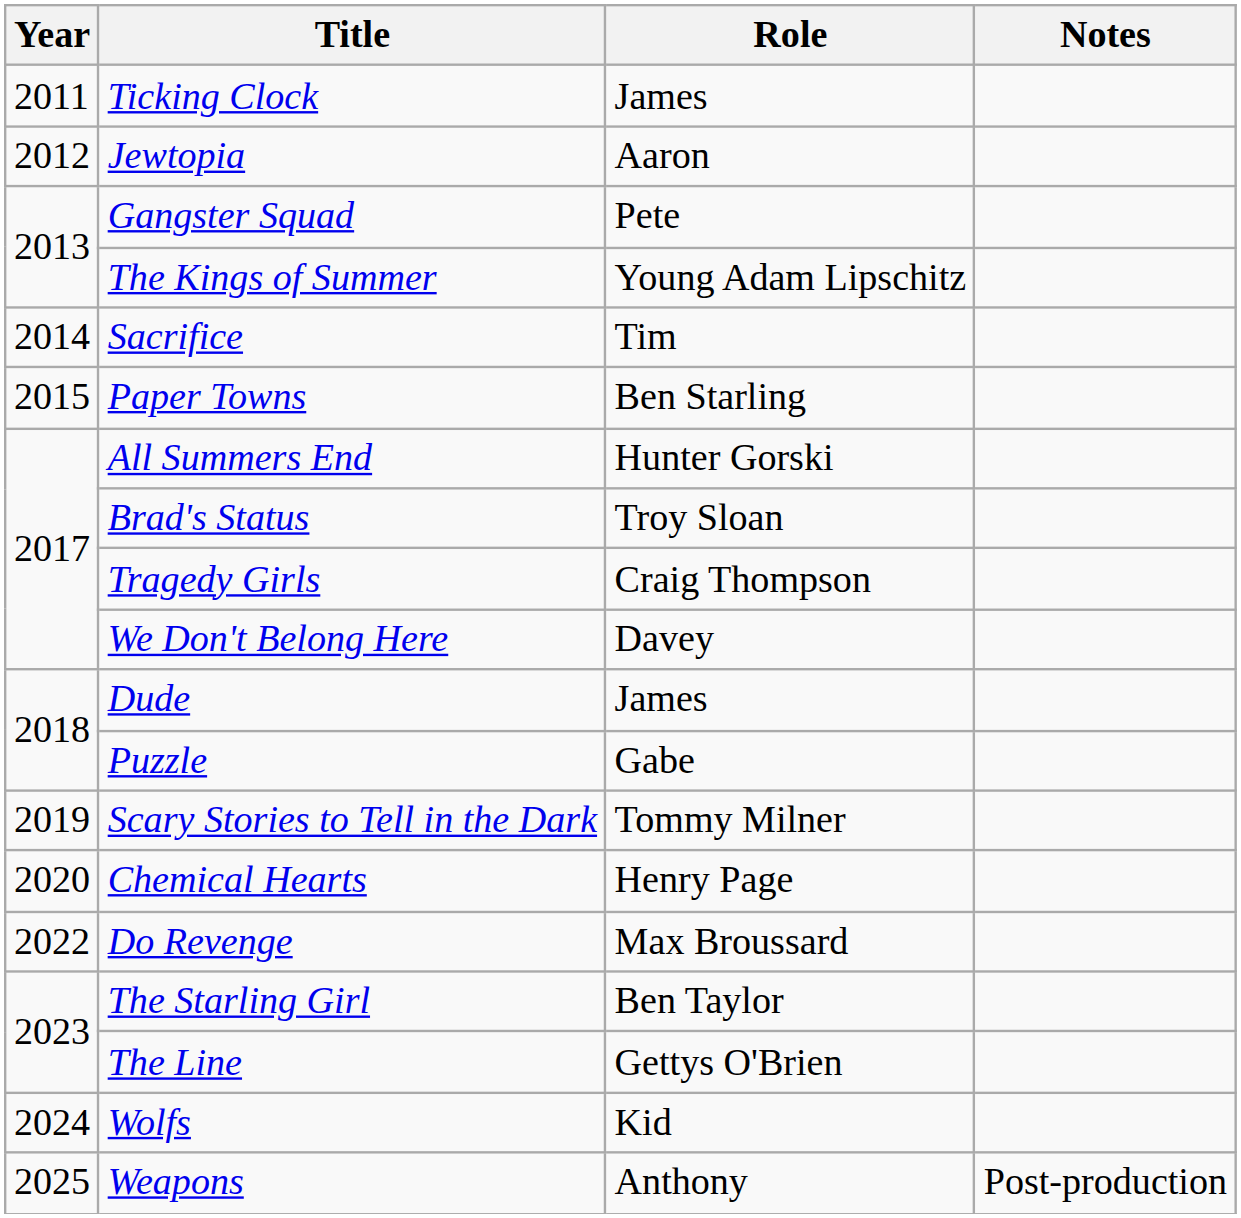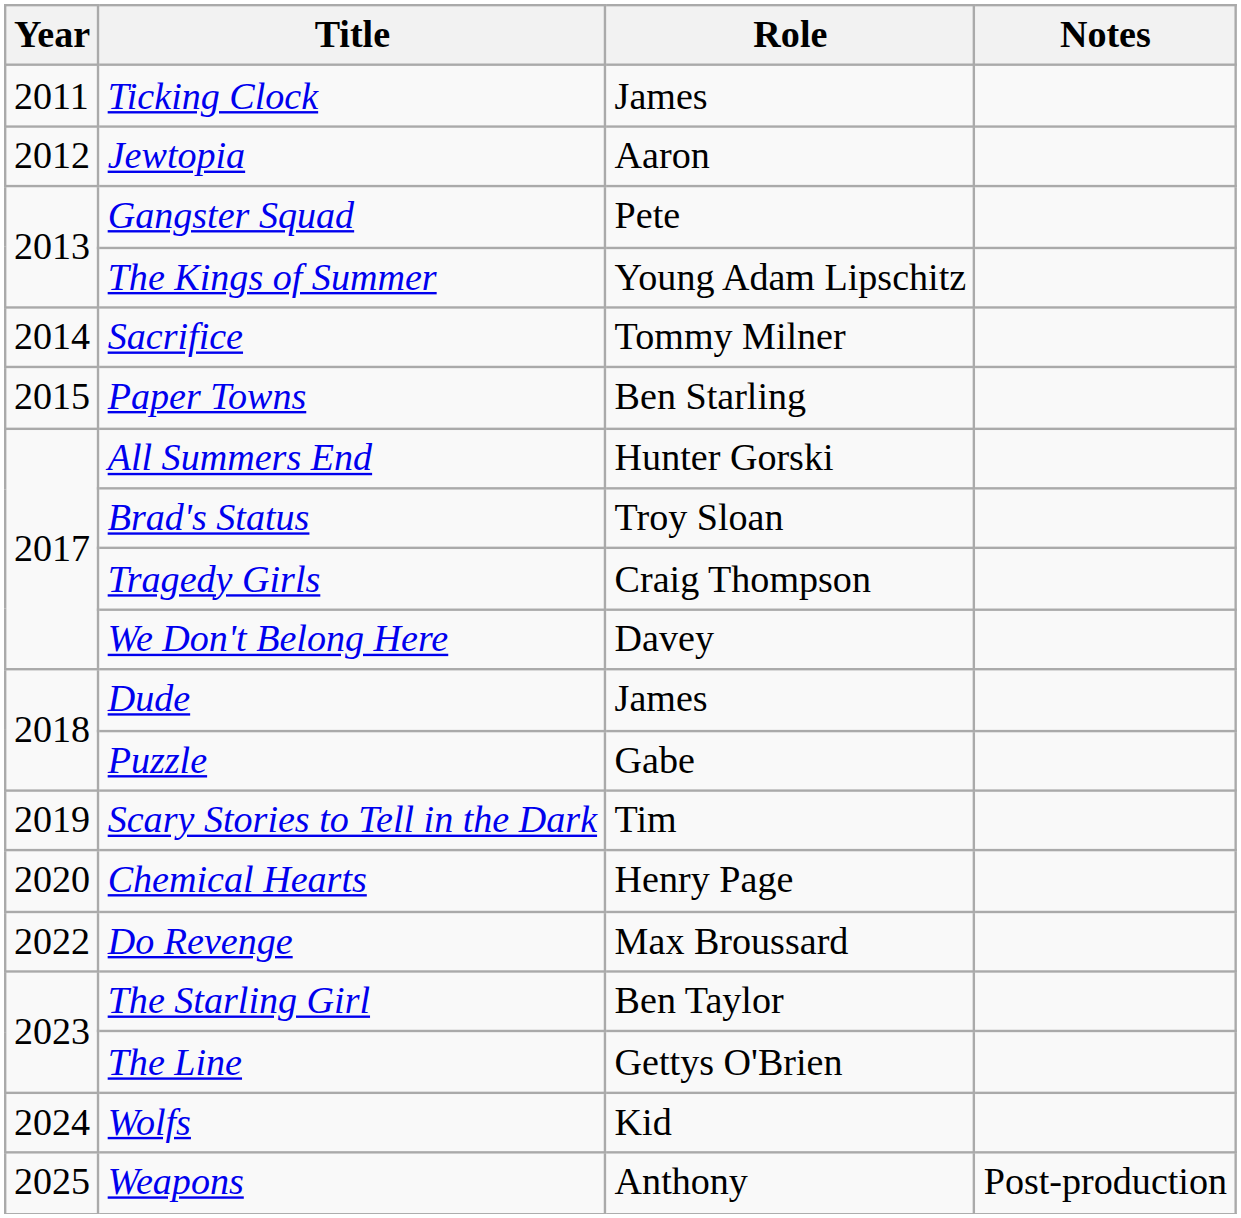(646, 336) Tim -> (730, 336) Tommy Milner
(730, 819) Tommy Milner -> (646, 819) Tim
